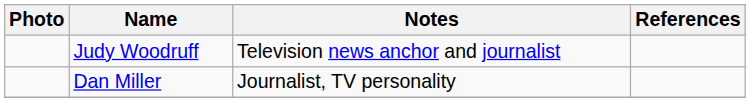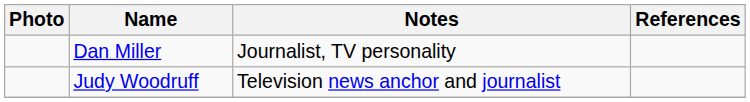rows swapped: (117, 81) <-> (136, 50)
